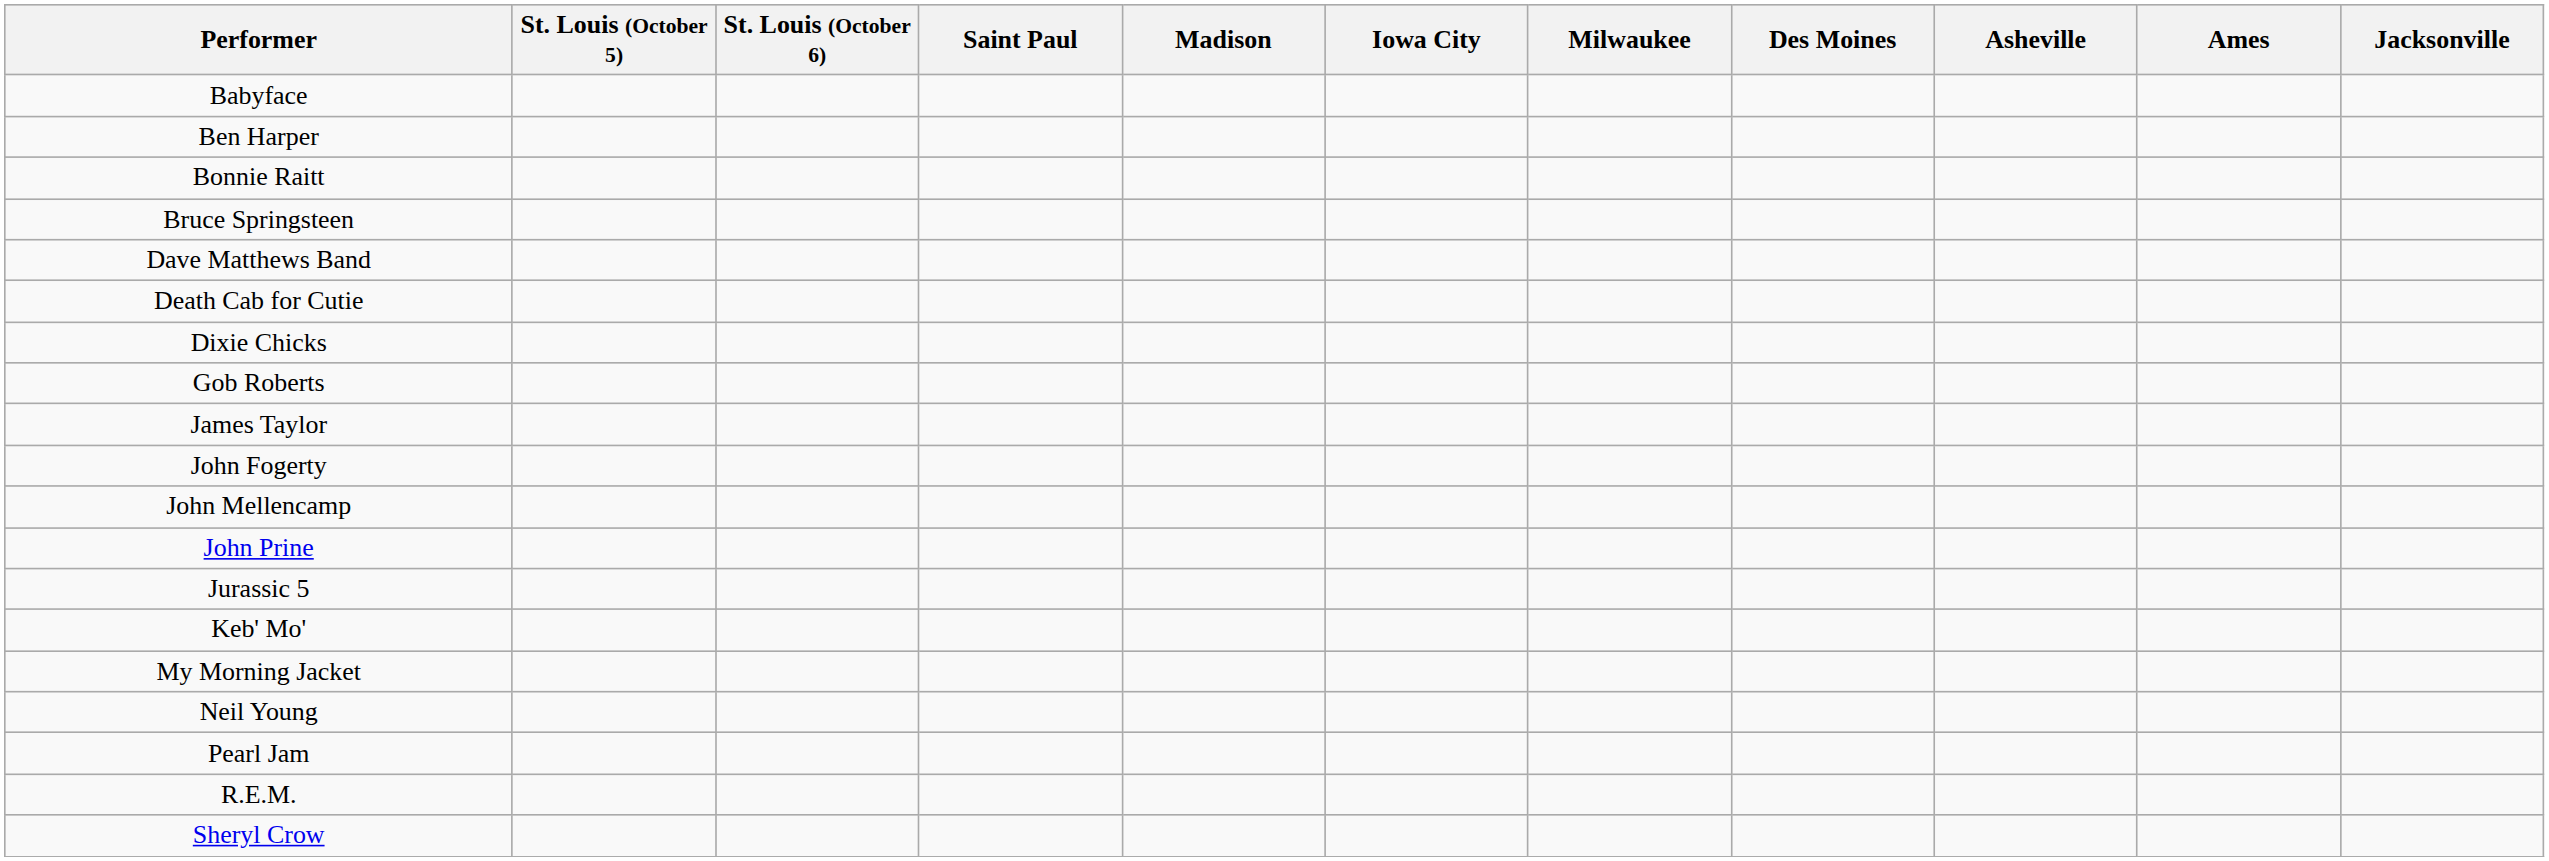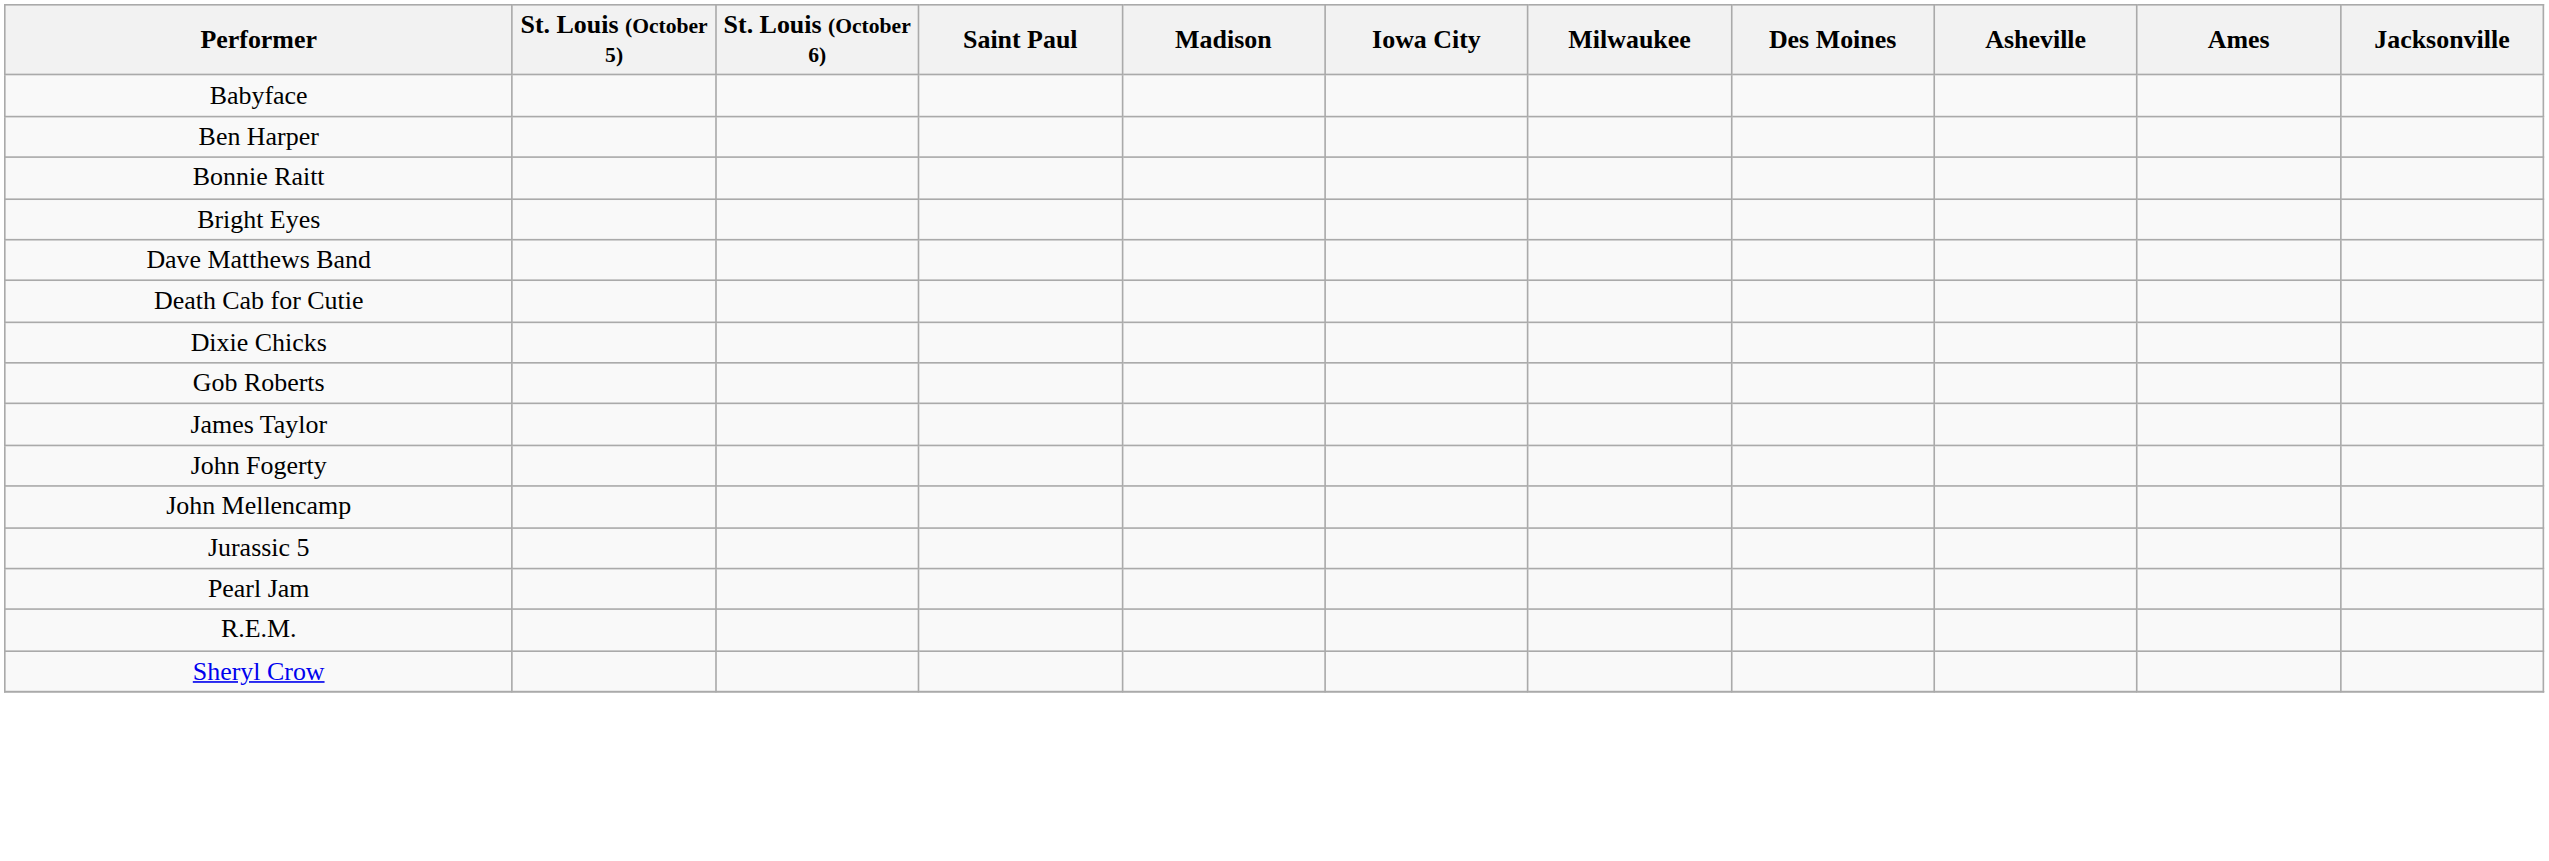+ row: (259, 218)
- row: (259, 218)
- row: (259, 547)
- row: (259, 629)
- row: (259, 670)
- row: (259, 711)
